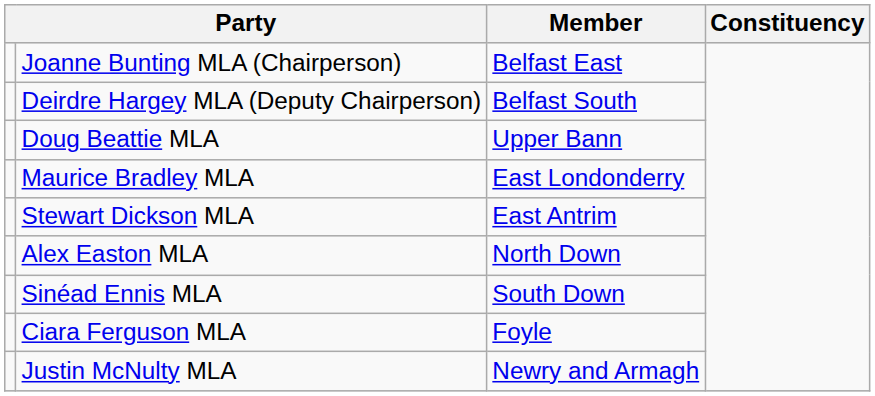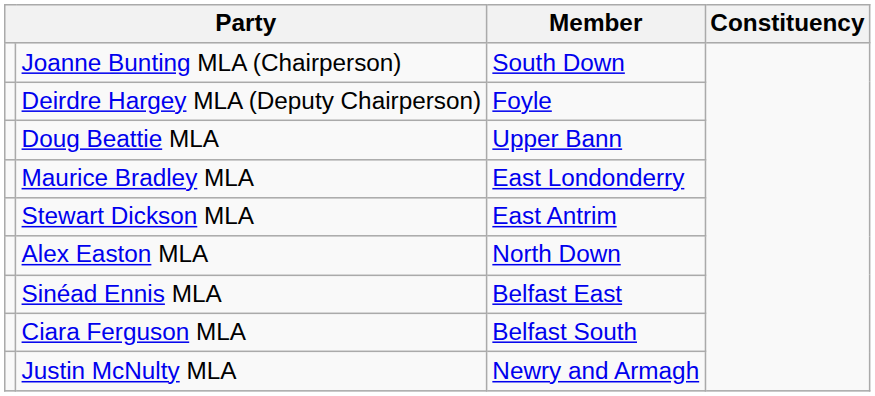(557, 62) Belfast East -> (559, 62) South Down
(565, 100) Belfast South -> (522, 100) Foyle
(559, 293) South Down -> (557, 293) Belfast East
(522, 332) Foyle -> (565, 332) Belfast South
